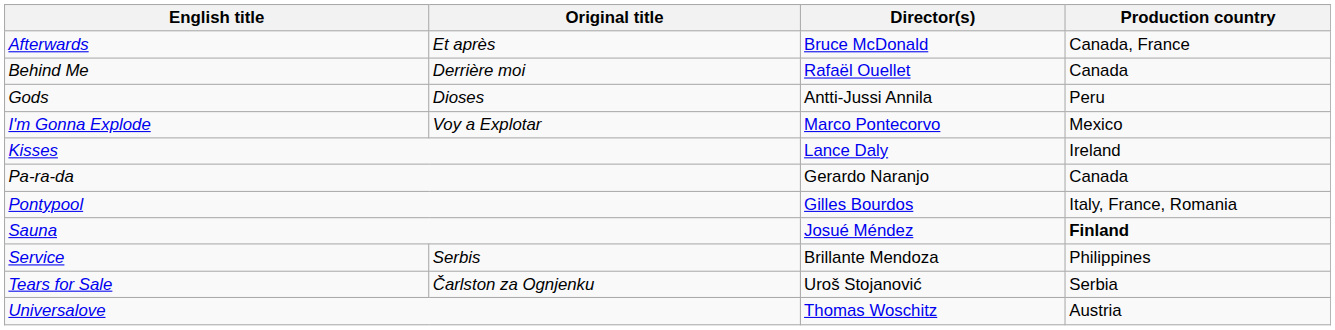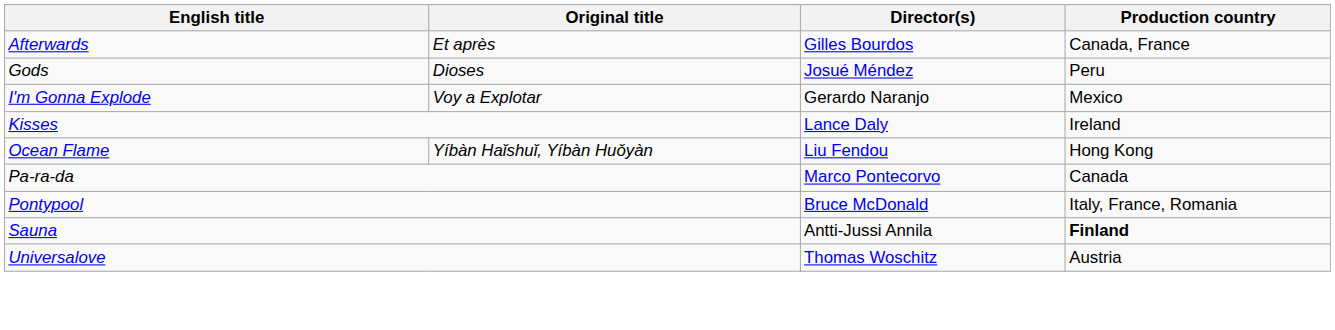(866, 44) Bruce McDonald -> (859, 44) Gilles Bourdos
- row: (49, 71)
(868, 97) Antti-Jussi Annila -> (859, 71) Josué Méndez
(872, 124) Marco Pontecorvo -> (867, 97) Gerardo Naranjo
+ row: (59, 151)
(867, 177) Gerardo Naranjo -> (872, 177) Marco Pontecorvo
(859, 204) Gilles Bourdos -> (866, 204) Bruce McDonald
(859, 230) Josué Méndez -> (868, 230) Antti-Jussi Annila
- row: (36, 257)
- row: (60, 284)
